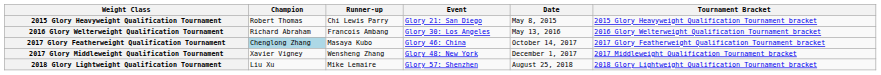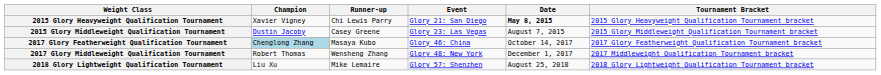(276, 21) Robert Thomas -> (279, 21) Xavier Vigney
(534, 21) normal -> (530, 21) bold
+ row: (128, 31)
- row: (126, 31)
(276, 53) Xavier Vigney -> (279, 53) Robert Thomas
